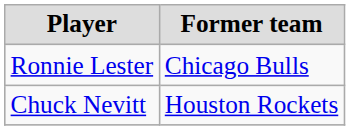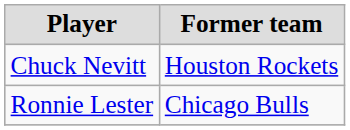rows swapped: (78, 104) <-> (82, 64)
